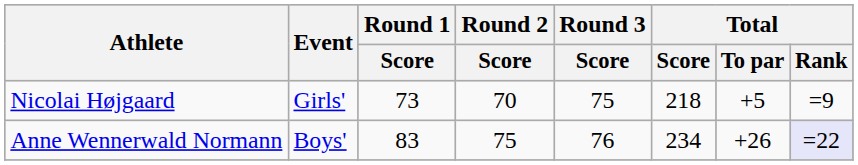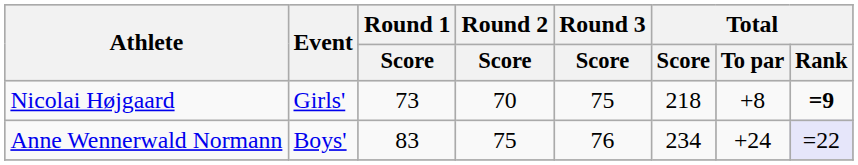(753, 100) +5 -> (753, 100) +8
(821, 100) normal -> (821, 100) bold
(753, 139) +26 -> (753, 139) +24
